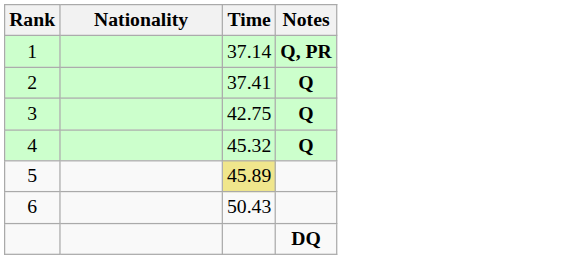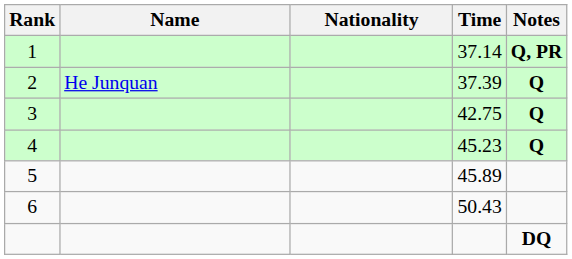+ column: (175, 20)
(249, 82) 37.41 -> (480, 82) 37.39
(249, 144) 45.32 -> (480, 144) 45.23
(249, 176) khaki background -> (480, 176) no background
